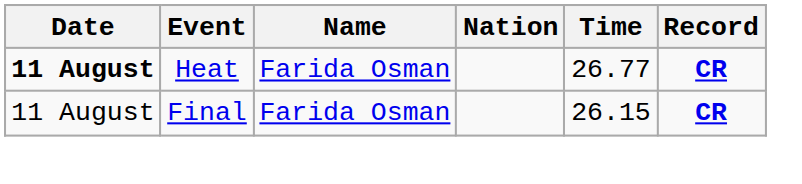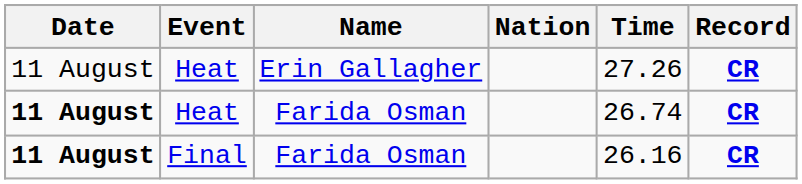+ row: (207, 70)
(611, 70) 26.77 -> (643, 113) 26.74
(83, 113) normal -> (83, 156) bold
(611, 113) 26.15 -> (643, 156) 26.16
